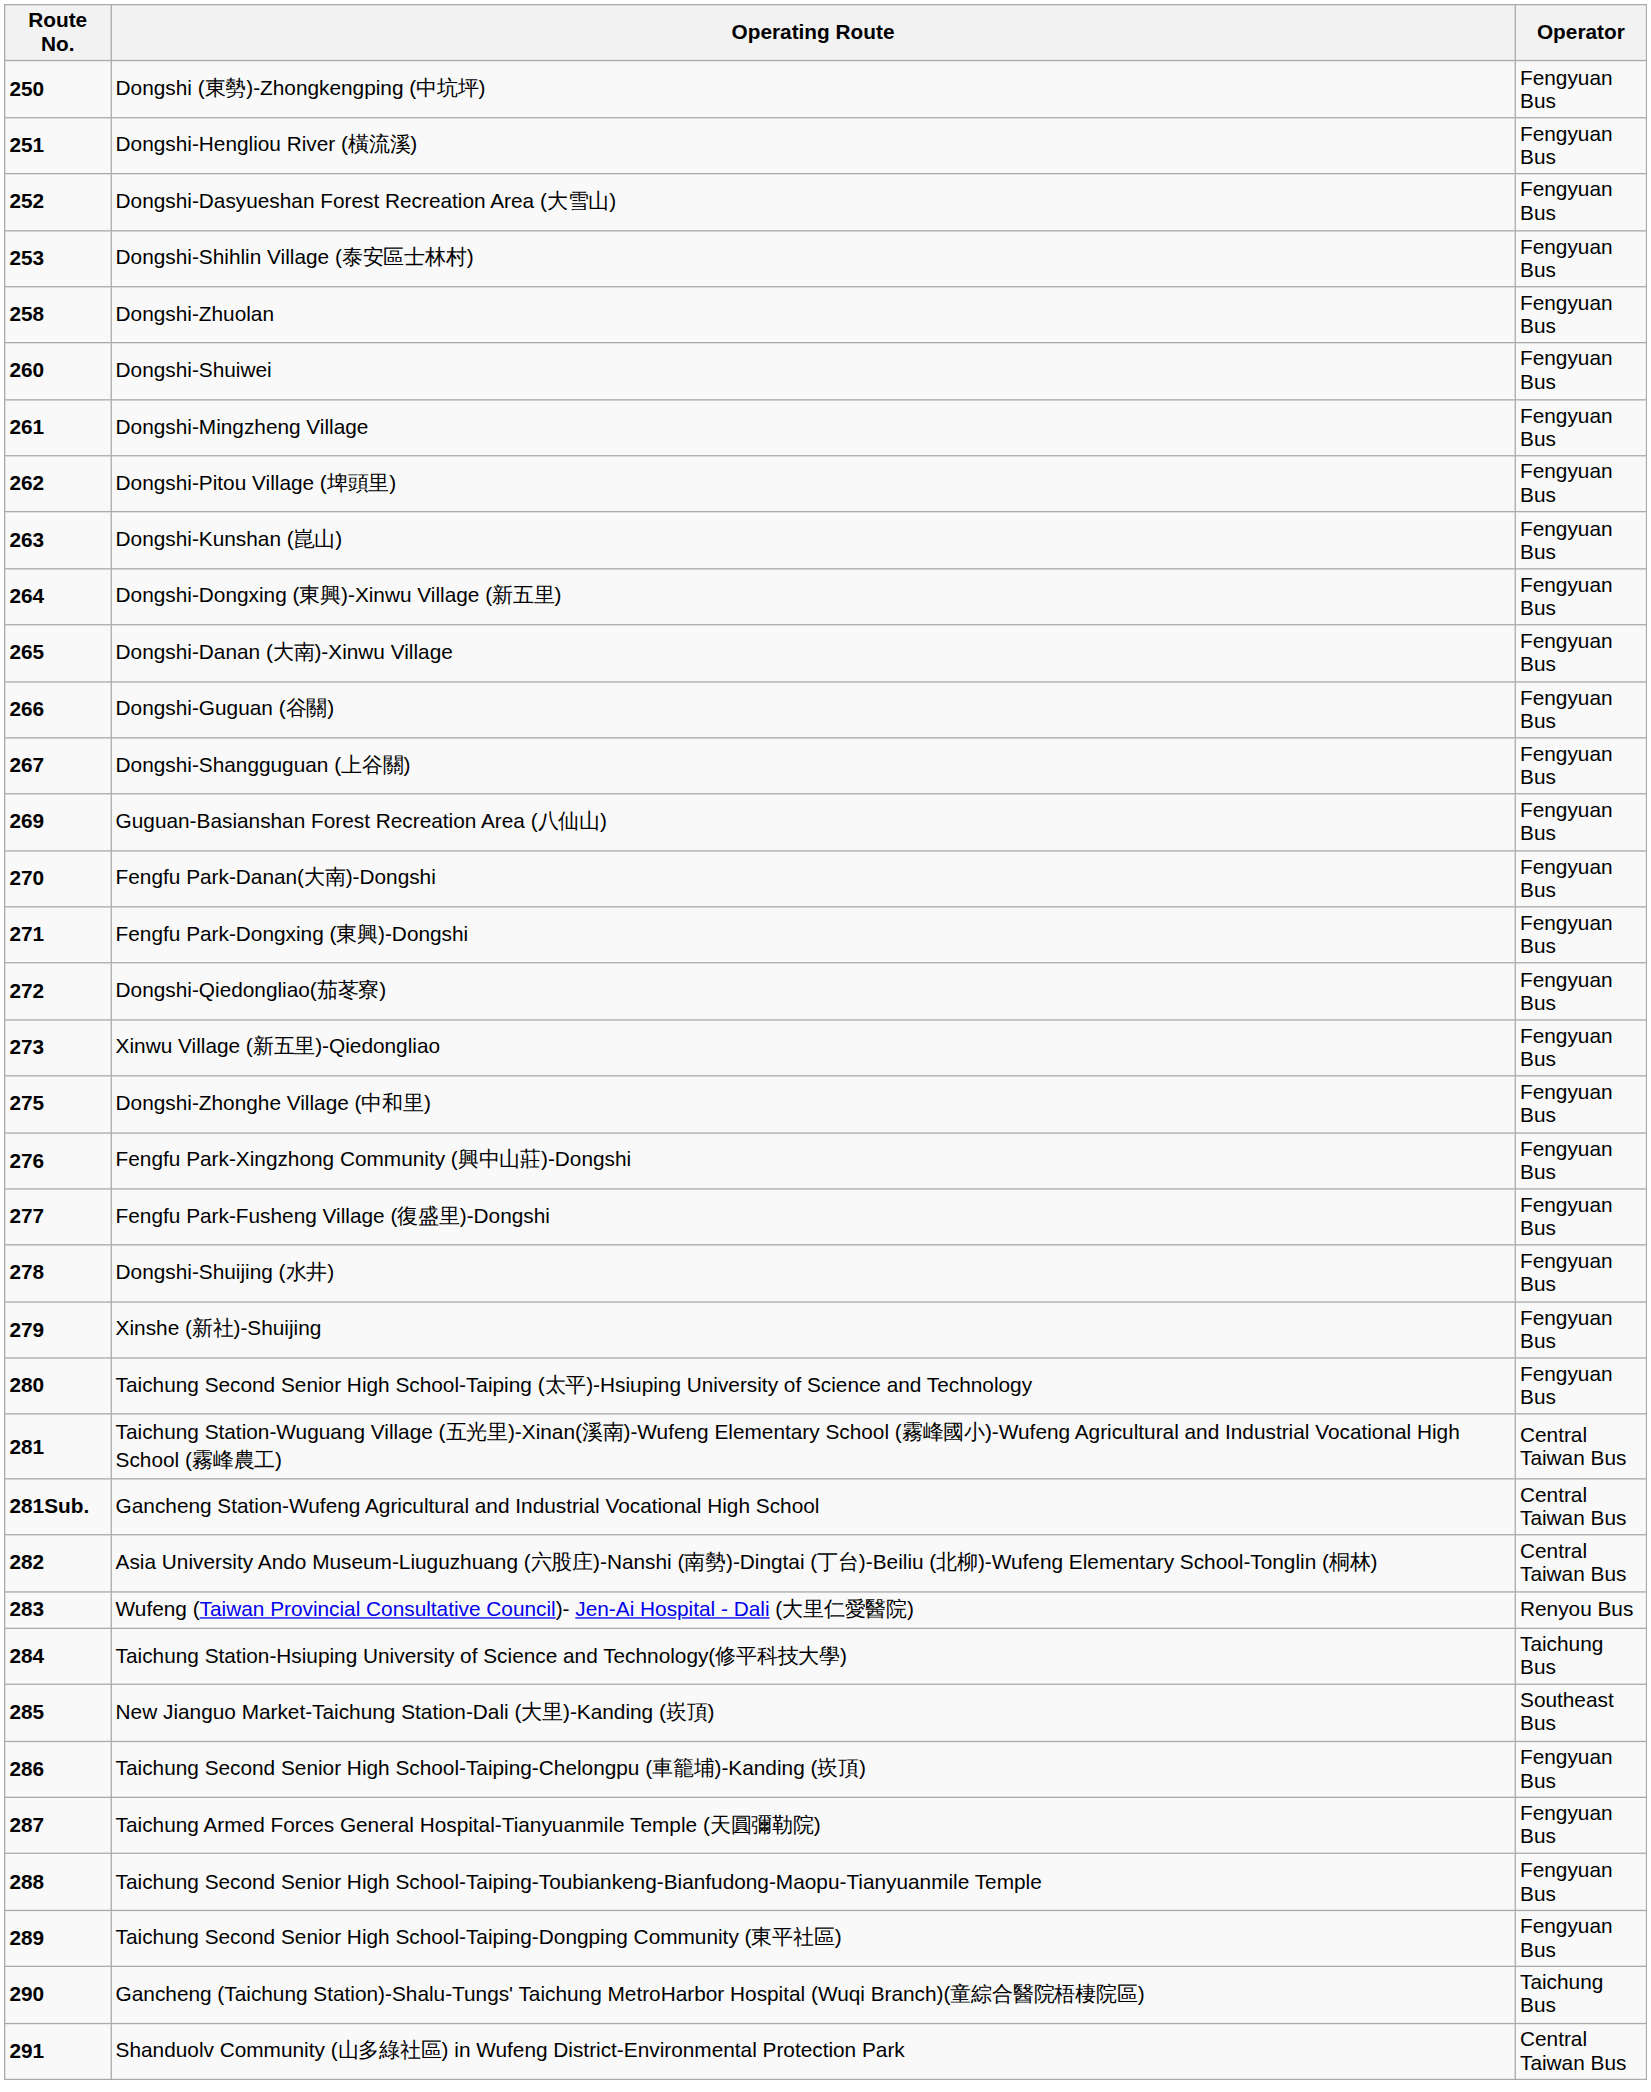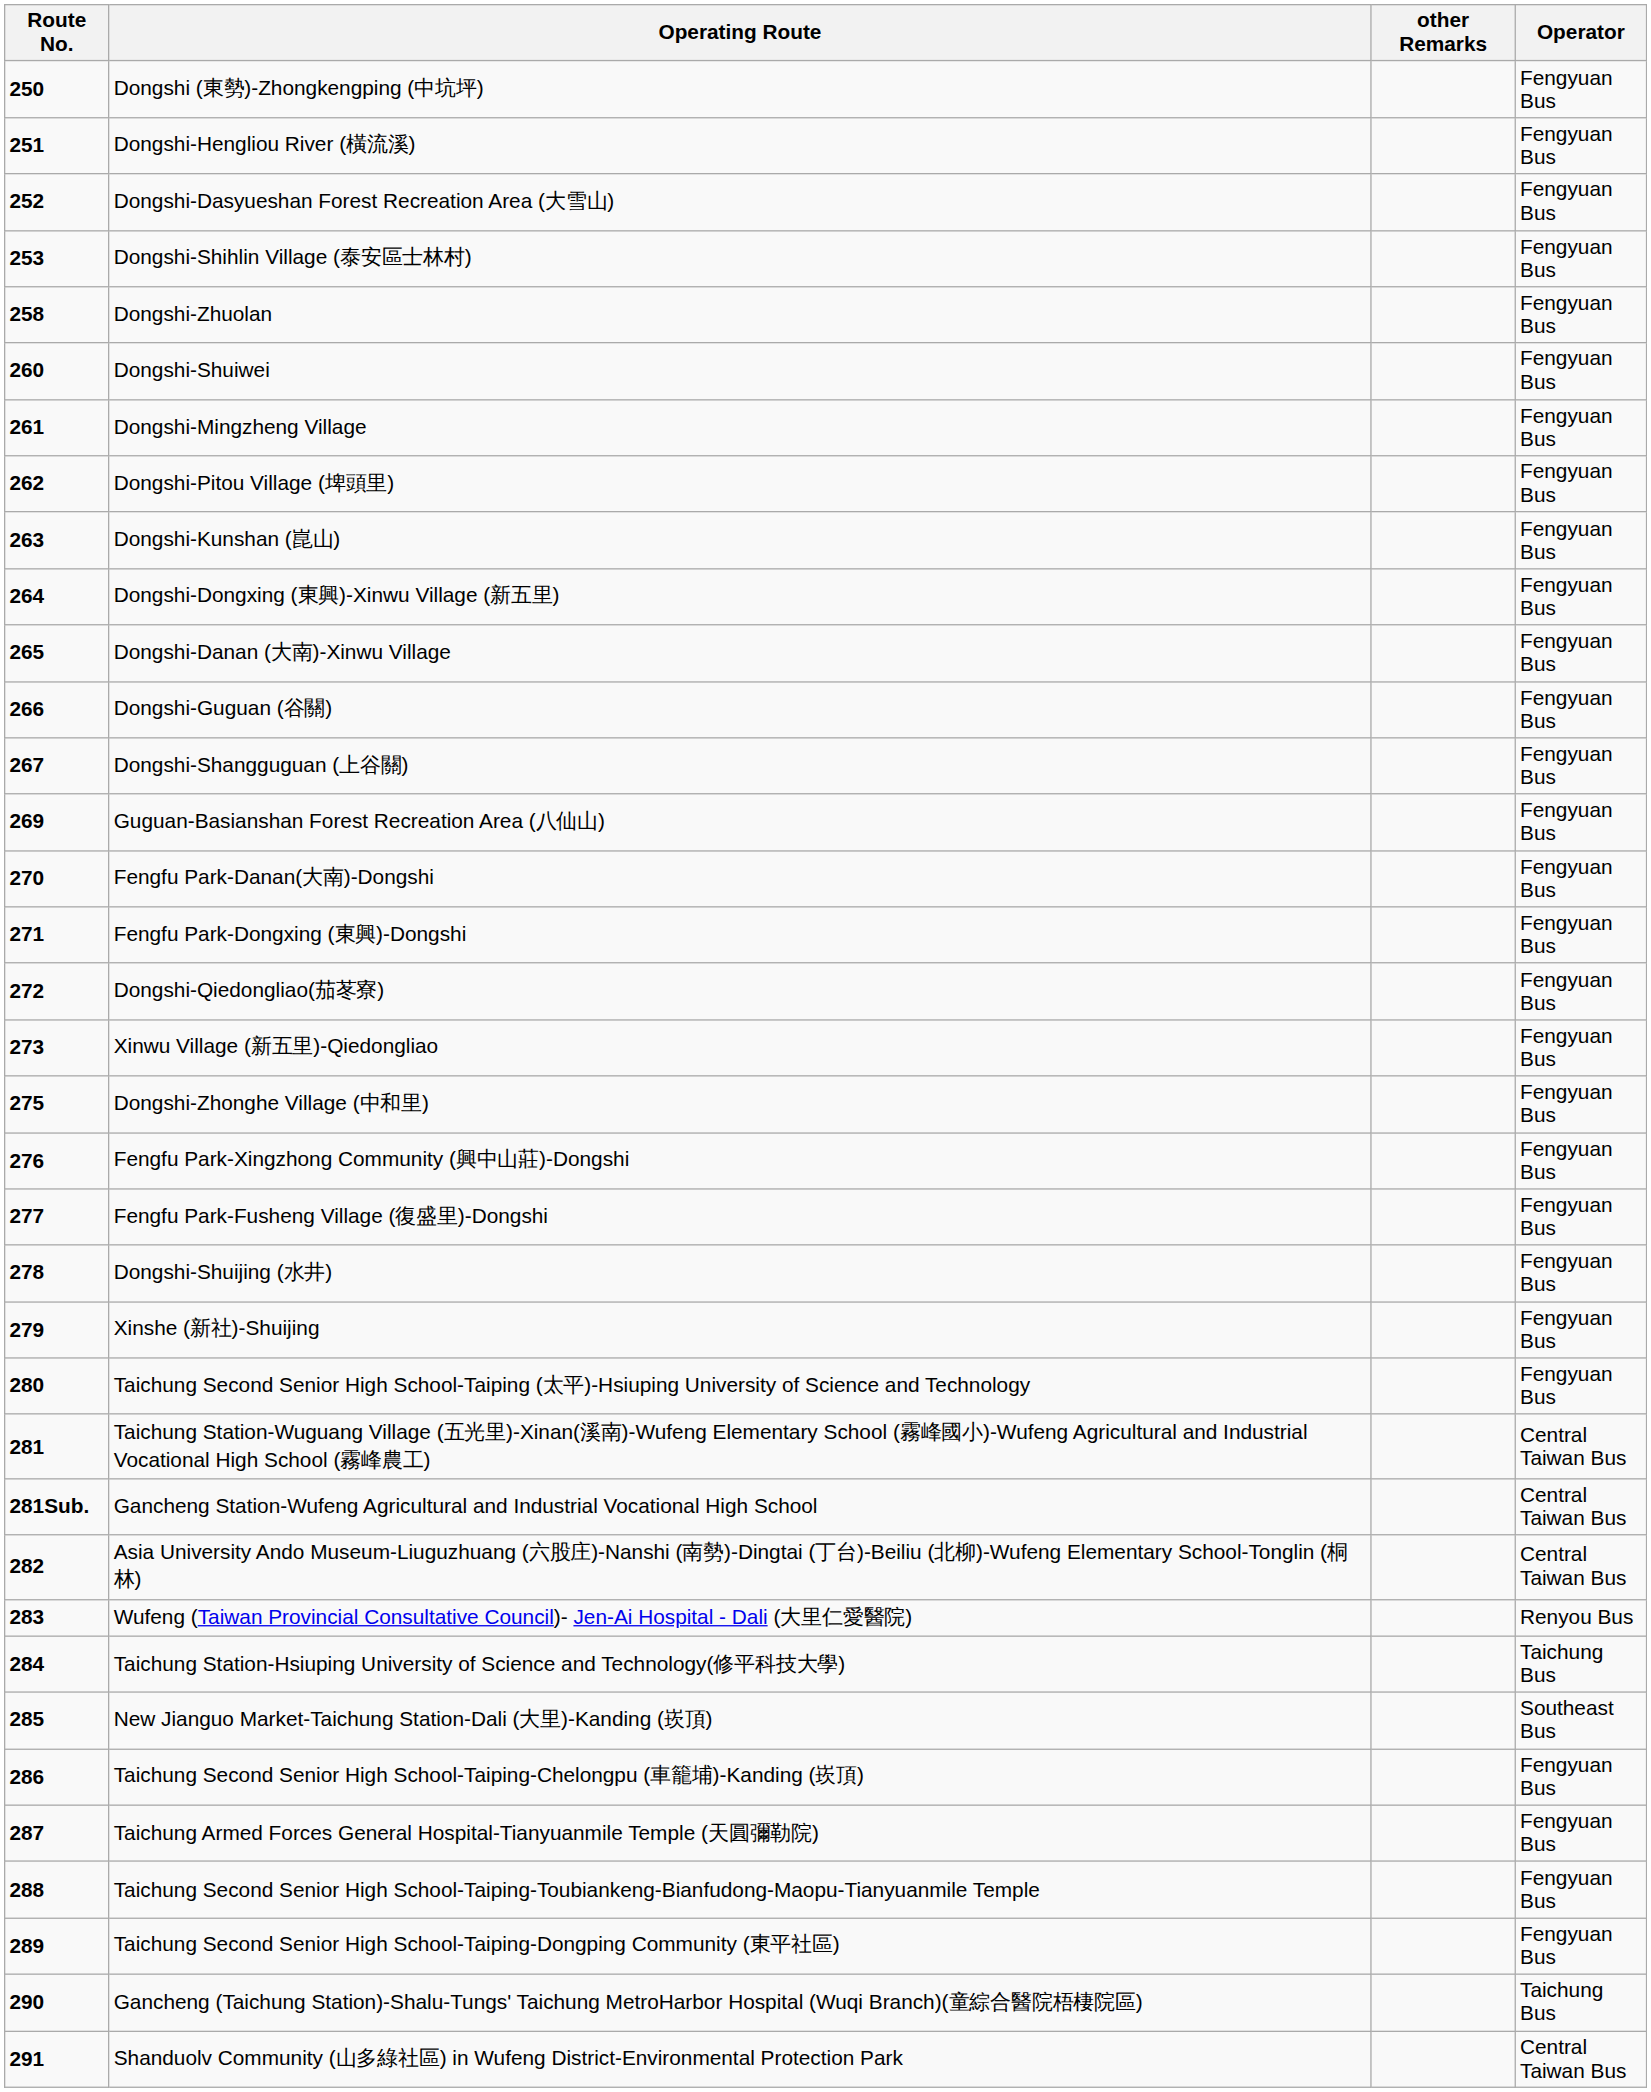+ column: (1443, 32)
